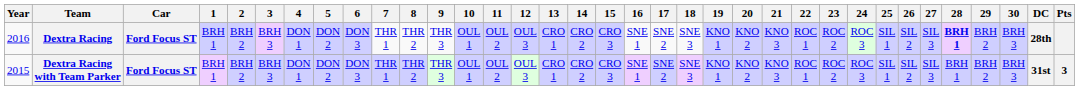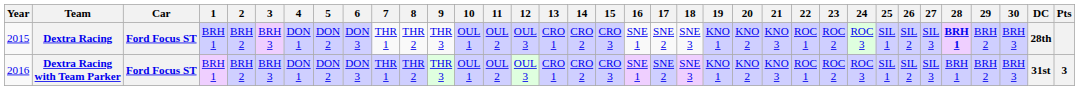(18, 38) 2016 -> (18, 38) 2015
(18, 69) 2015 -> (18, 69) 2016
